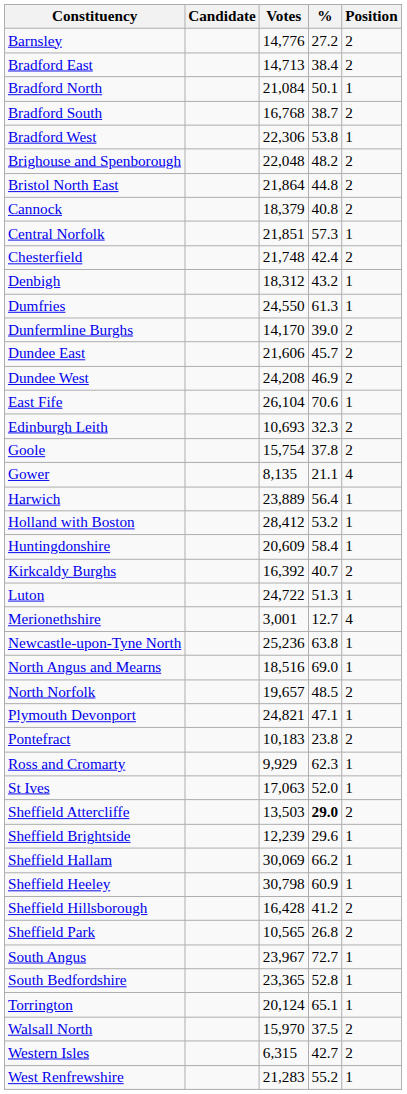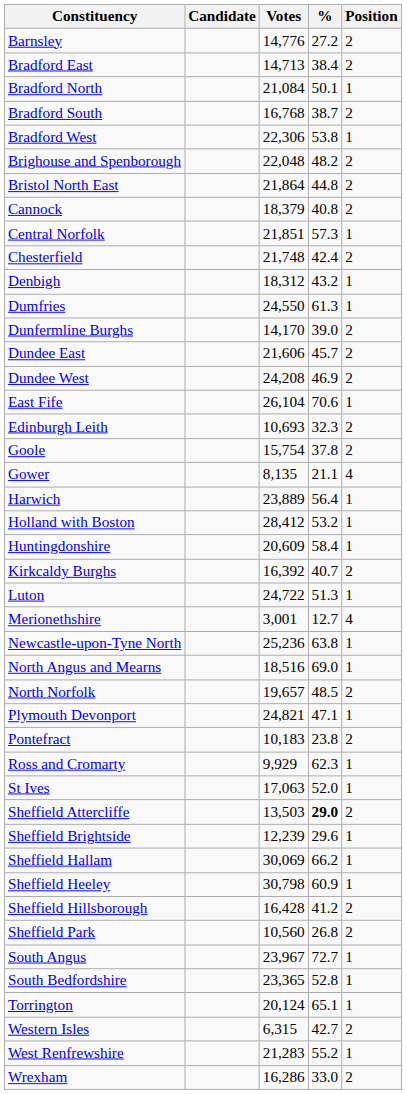(284, 932) 10,565 -> (284, 932) 10,560
- row: (50, 1029)
+ row: (38, 1077)
